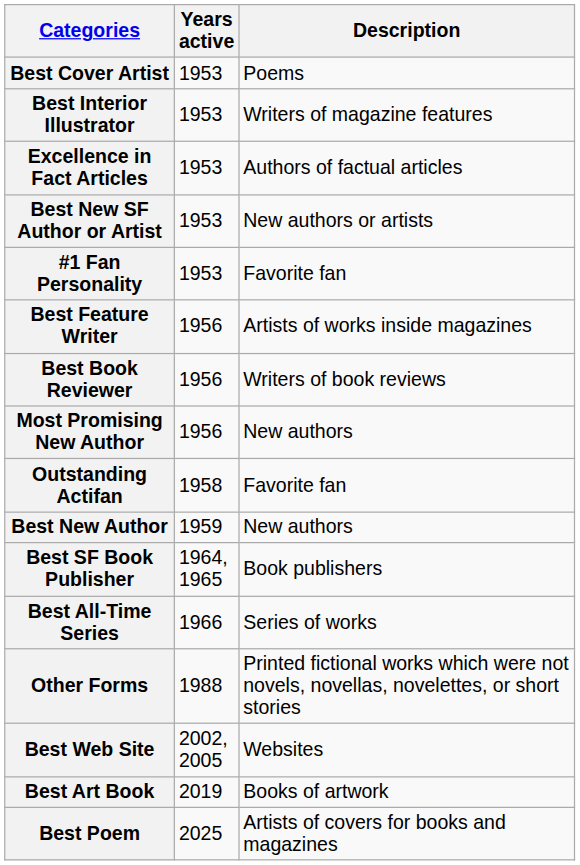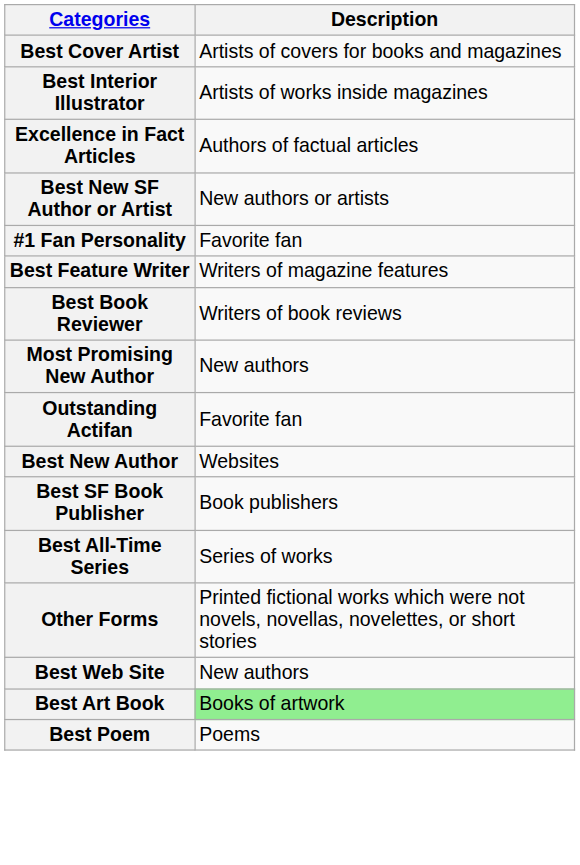- column: (207, 30)
(274, 72) Poems -> (380, 50) Artists of covers for books and magazines
(368, 114) Writers of magazine features -> (343, 92) Artists of works inside magazines
(388, 326) Artists of works inside magazines -> (324, 271) Writers of magazine features
(298, 527) New authors -> (239, 461) Websites
(283, 749) Websites -> (254, 672) New authors
(316, 791) no background -> (272, 703) lightgreen background
(375, 833) Artists of covers for books and magazines -> (230, 734) Poems
